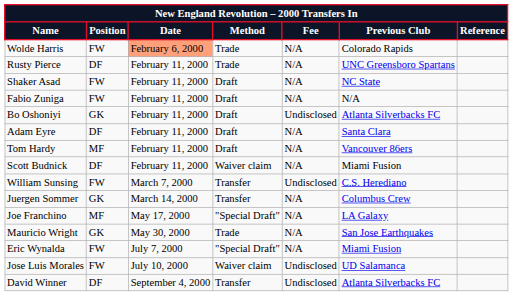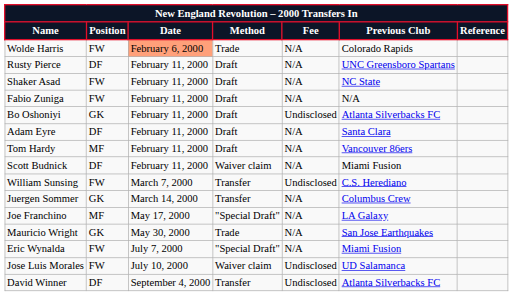(227, 65) Trade -> (226, 65) Draft
